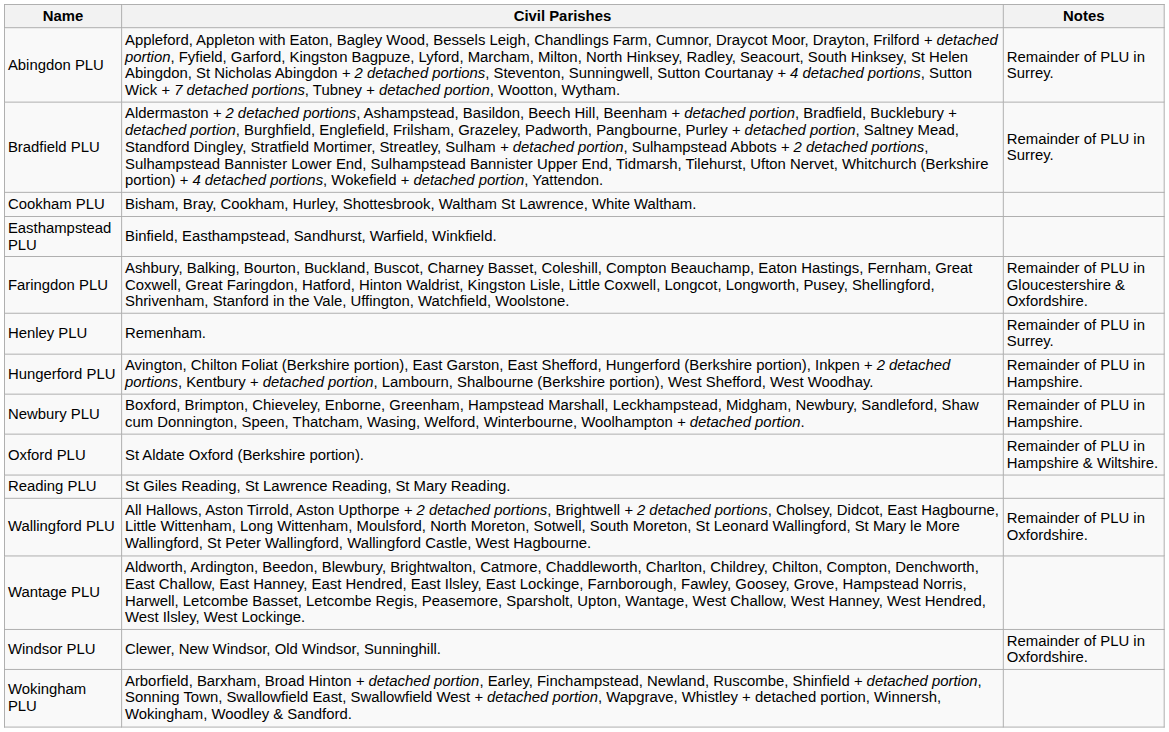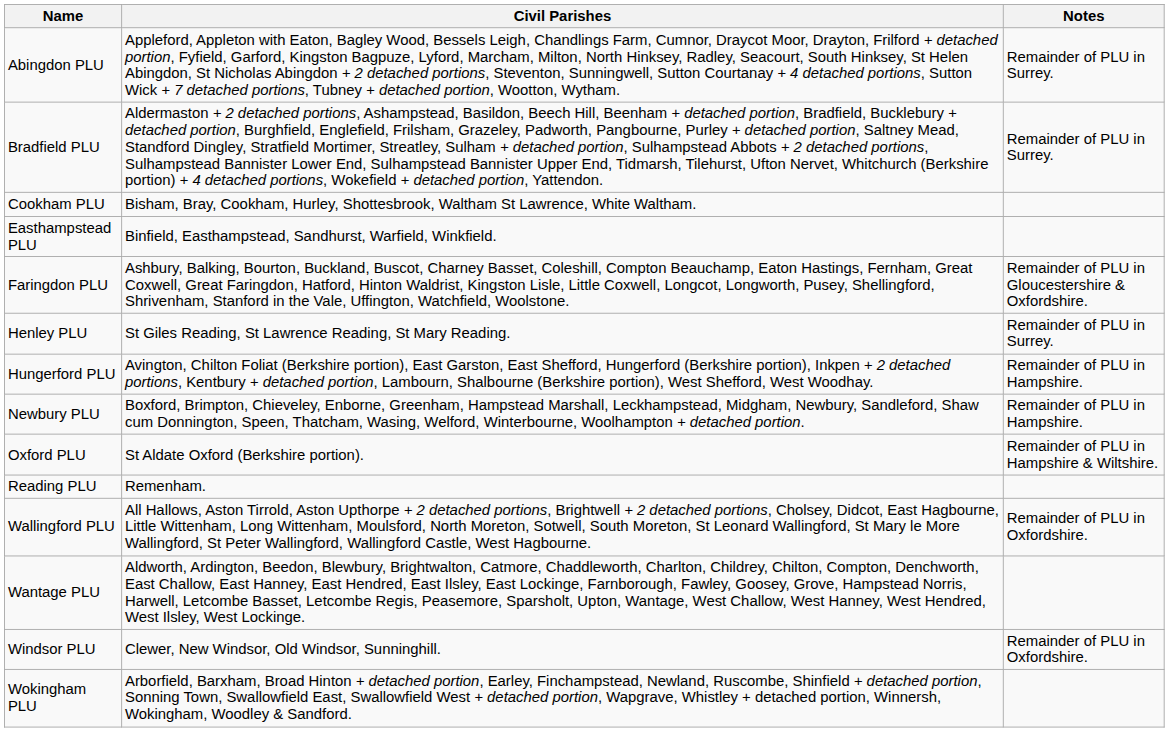(165, 333) Remenham. -> (318, 333) St Giles Reading, St Lawrence Reading, St Mary Reading.
(318, 486) St Giles Reading, St Lawrence Reading, St Mary Reading. -> (165, 486) Remenham.
